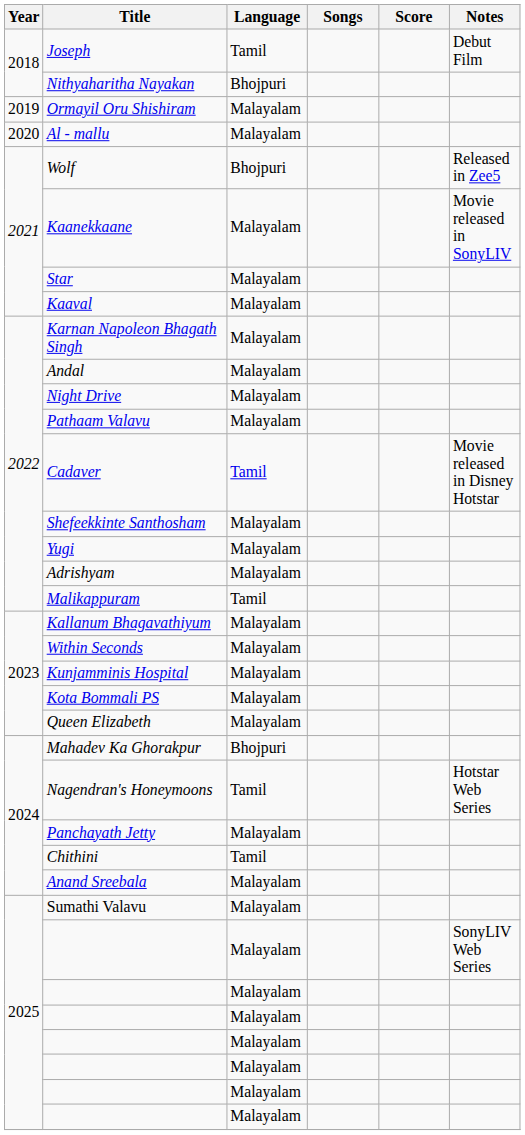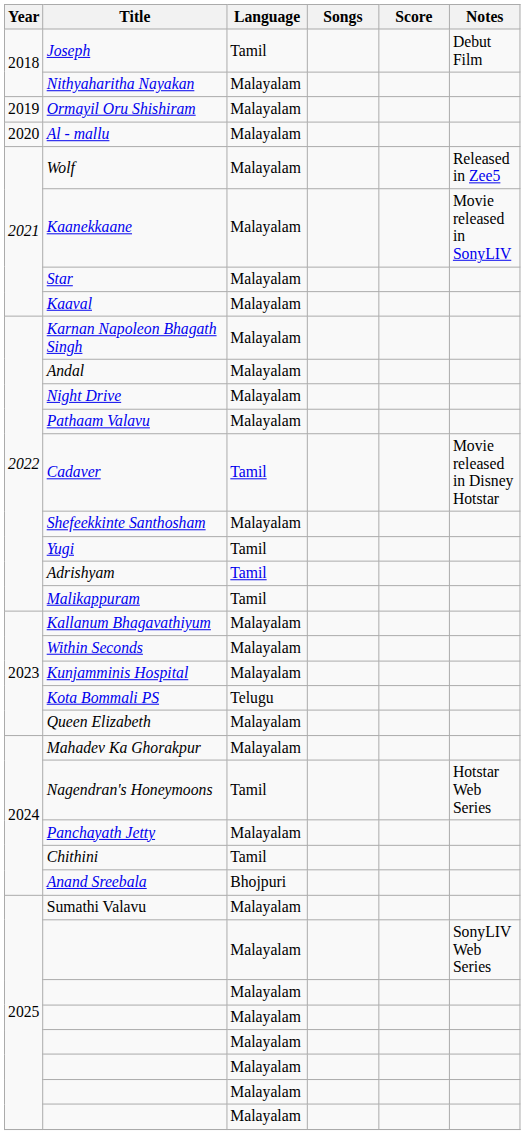(258, 84) Bhojpuri -> (266, 84) Malayalam
(258, 167) Bhojpuri -> (266, 167) Malayalam
(266, 548) Malayalam -> (248, 548) Tamil
(266, 573) Malayalam -> (248, 573) Tamil
(266, 697) Malayalam -> (252, 697) Telugu
(258, 747) Bhojpuri -> (266, 747) Malayalam
(266, 882) Malayalam -> (258, 882) Bhojpuri
